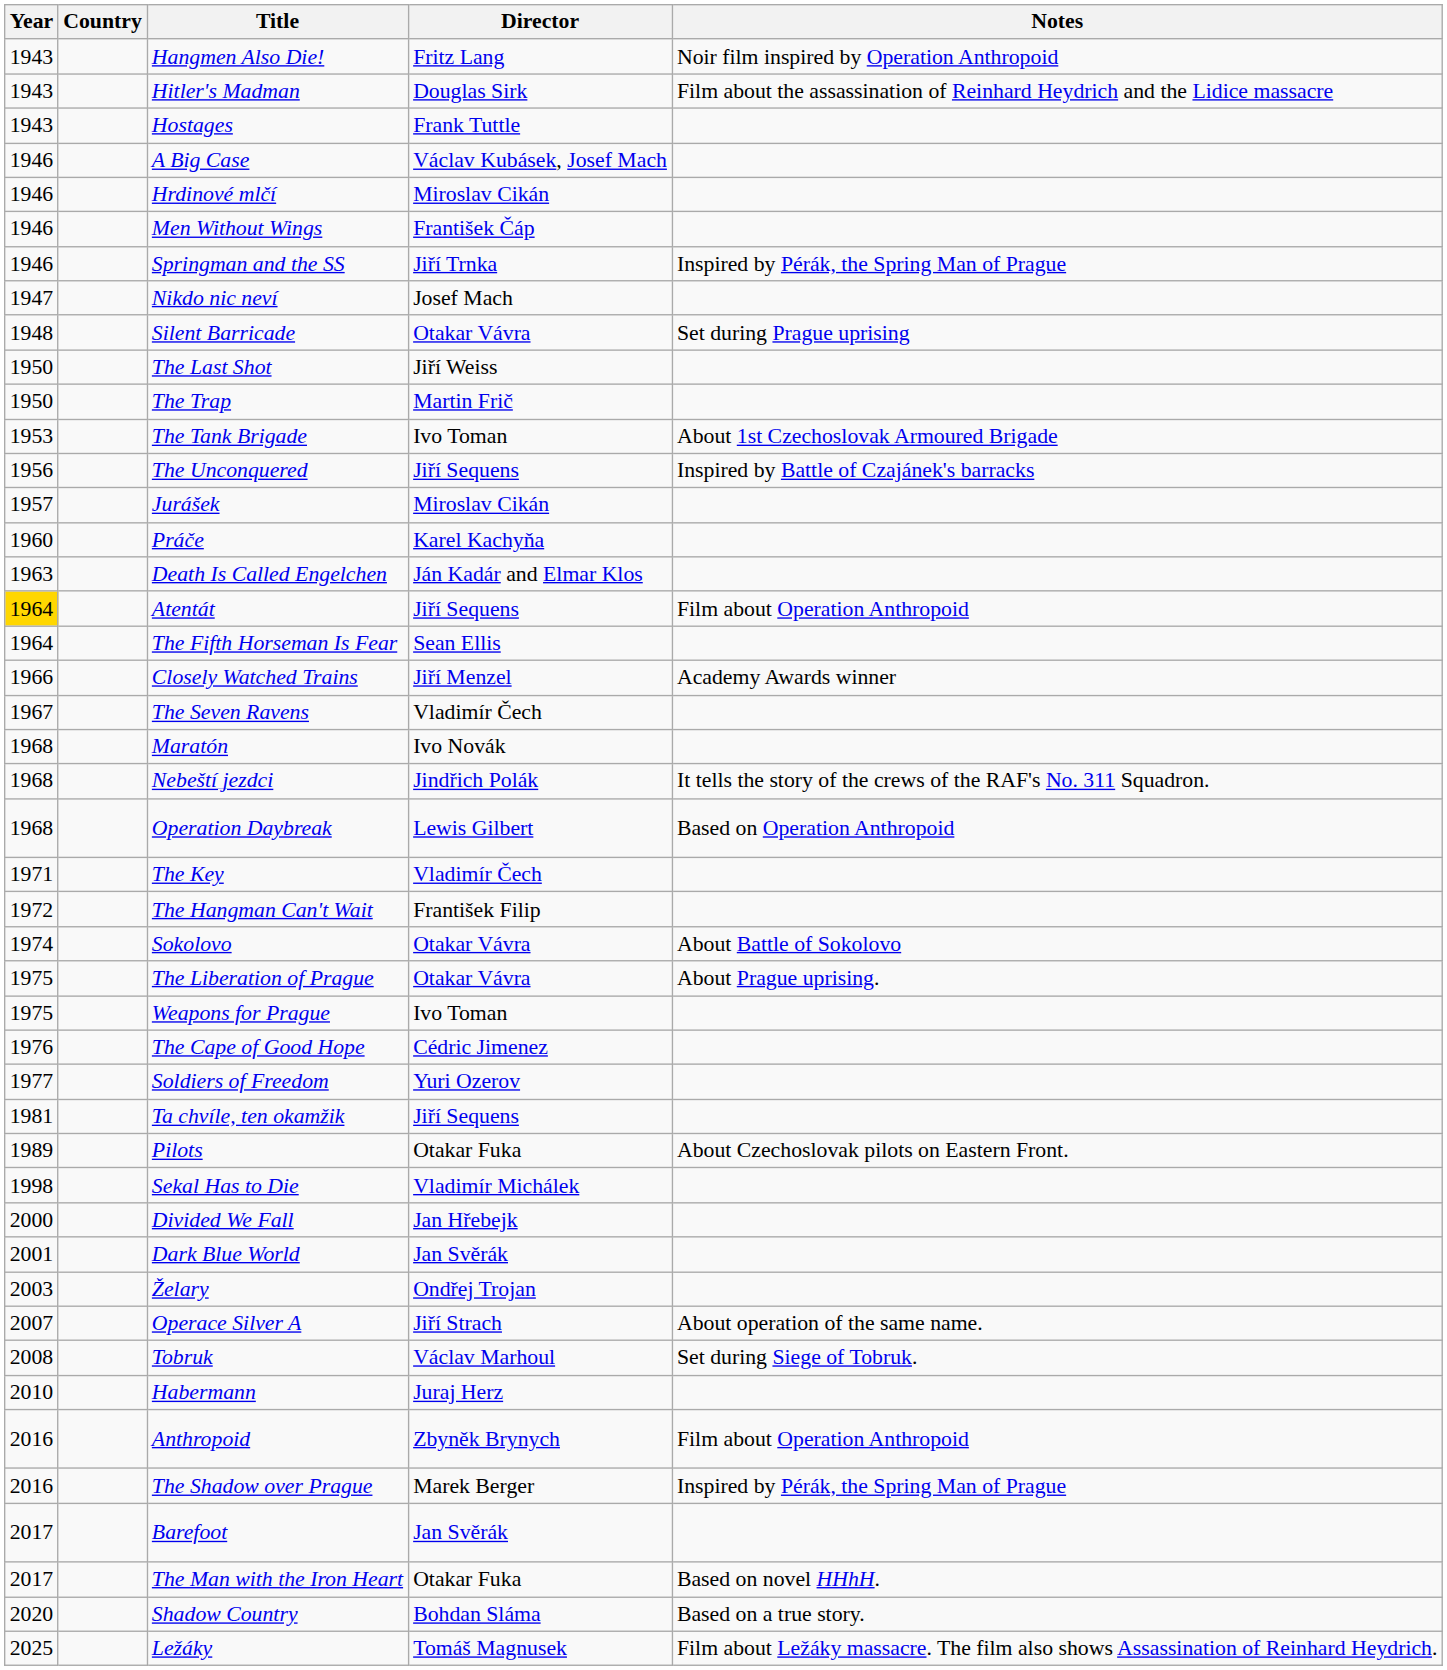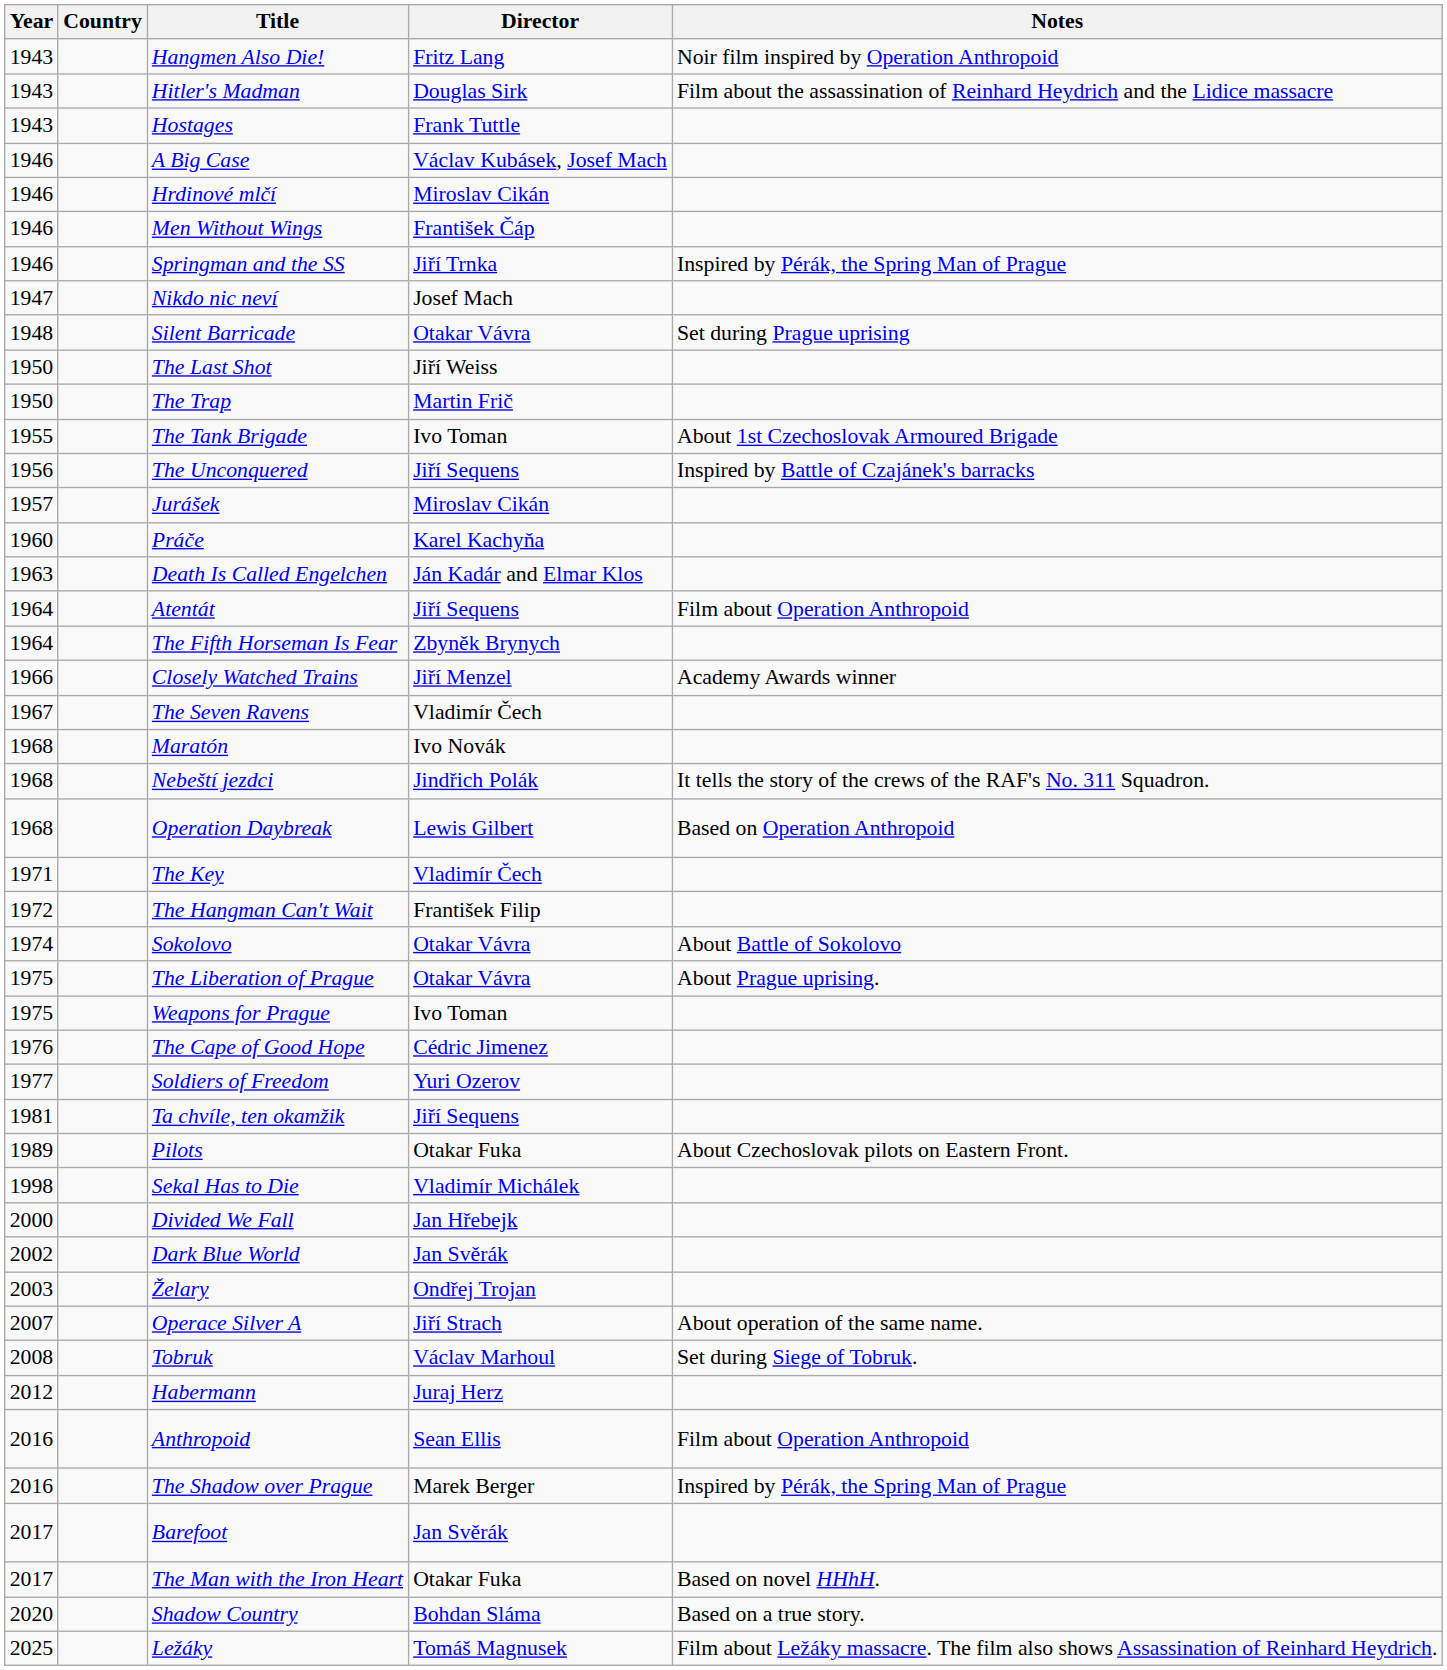(31, 435) 1953 -> (31, 435) 1955
(31, 608) gold background -> (31, 608) no background
(457, 642) Sean Ellis -> (487, 642) Zbyněk Brynych
(31, 1254) 2001 -> (31, 1254) 2002
(31, 1392) 2010 -> (31, 1392) 2012
(487, 1438) Zbyněk Brynych -> (457, 1438) Sean Ellis
